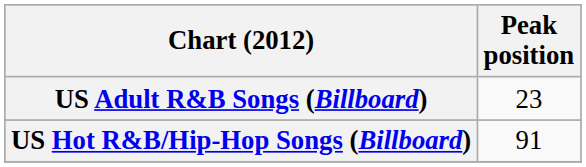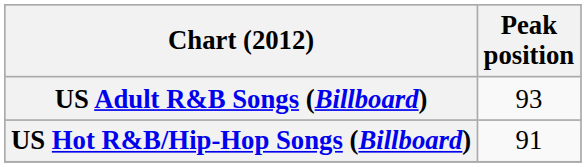(529, 98) 23 -> (529, 98) 93
